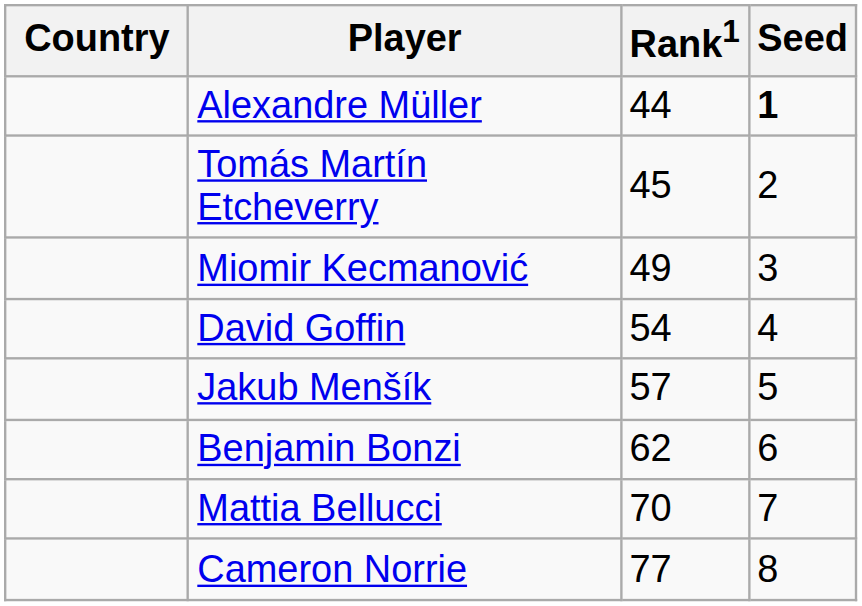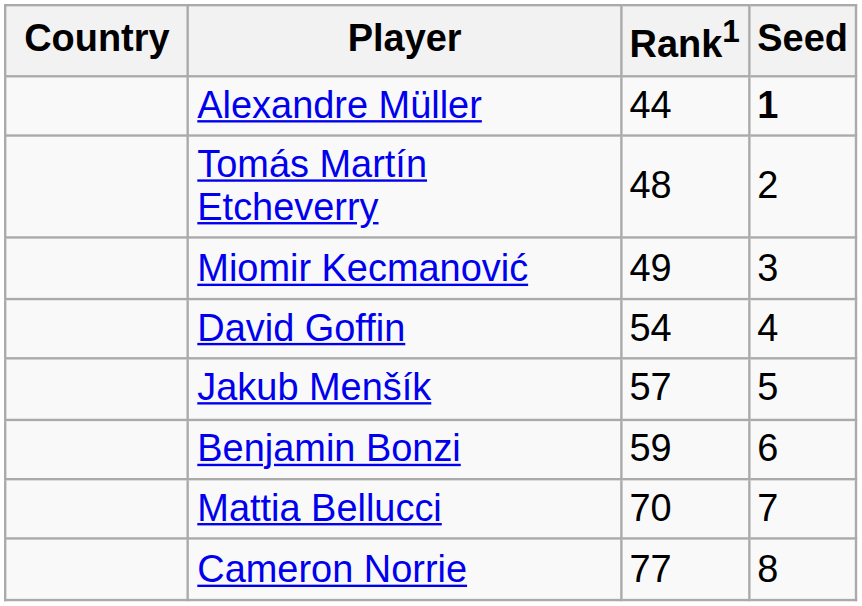(651, 186) 45 -> (651, 186) 48
(651, 448) 62 -> (651, 448) 59
